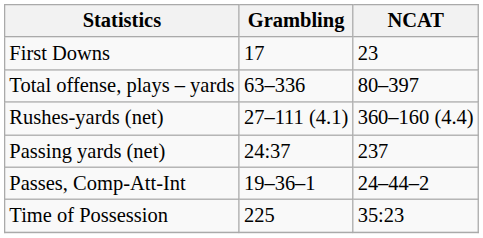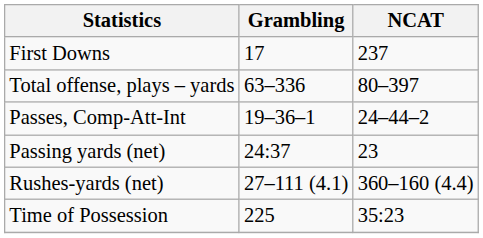(368, 53) 23 -> (373, 53) 237
rows swapped: (86, 118) <-> (98, 183)
(373, 150) 237 -> (368, 150) 23
